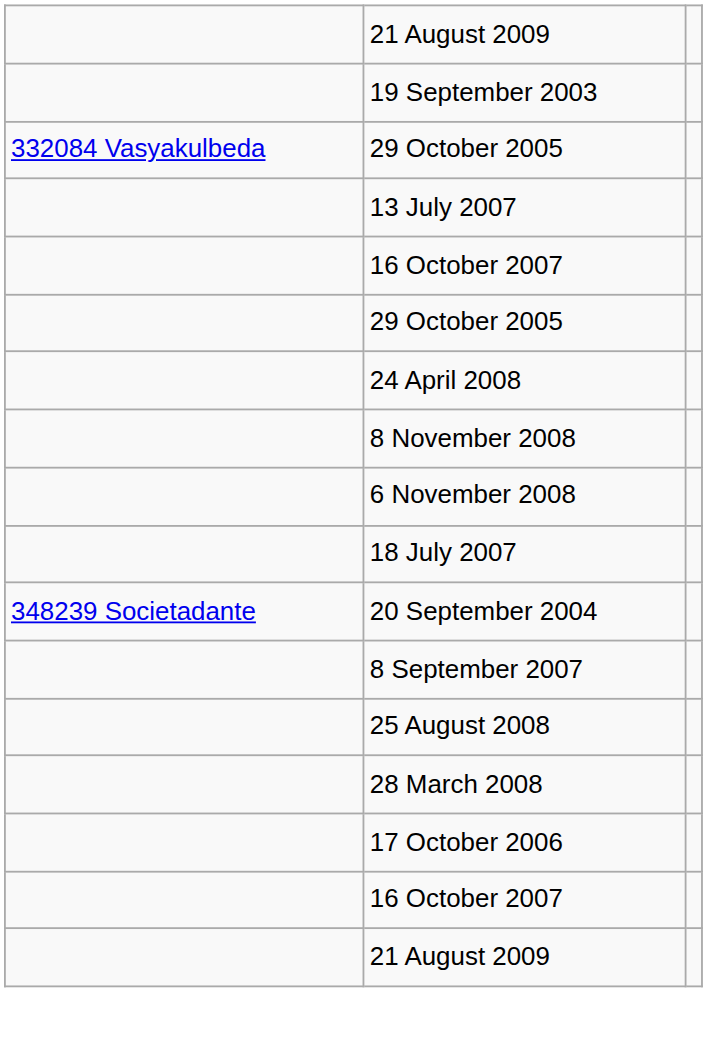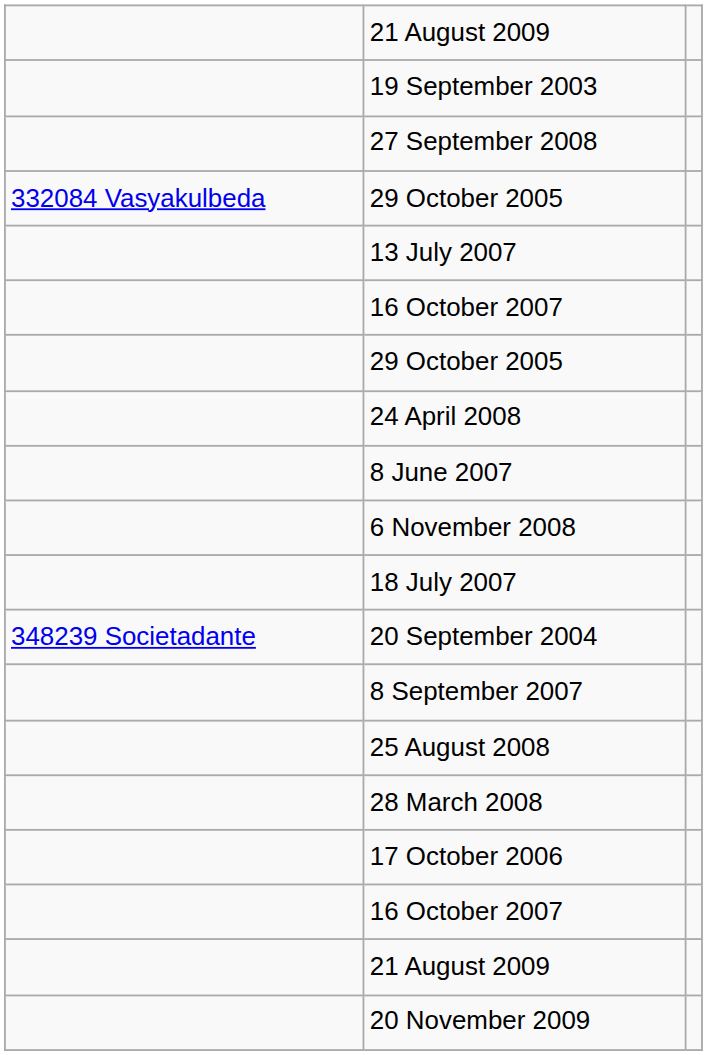+ row: (184, 143)
- row: (184, 439)
+ row: (184, 473)
+ row: (184, 1022)
